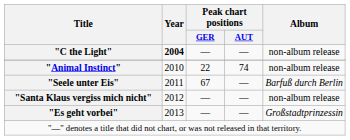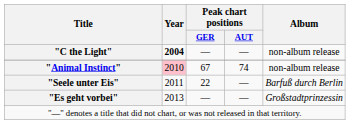(174, 67) no background -> (174, 67) pink background
(205, 67) 22 -> (205, 67) 67
(205, 82) 67 -> (205, 82) 22
- row: (83, 98)
